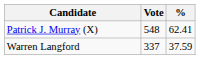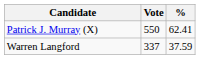(152, 29) 548 -> (152, 29) 550
